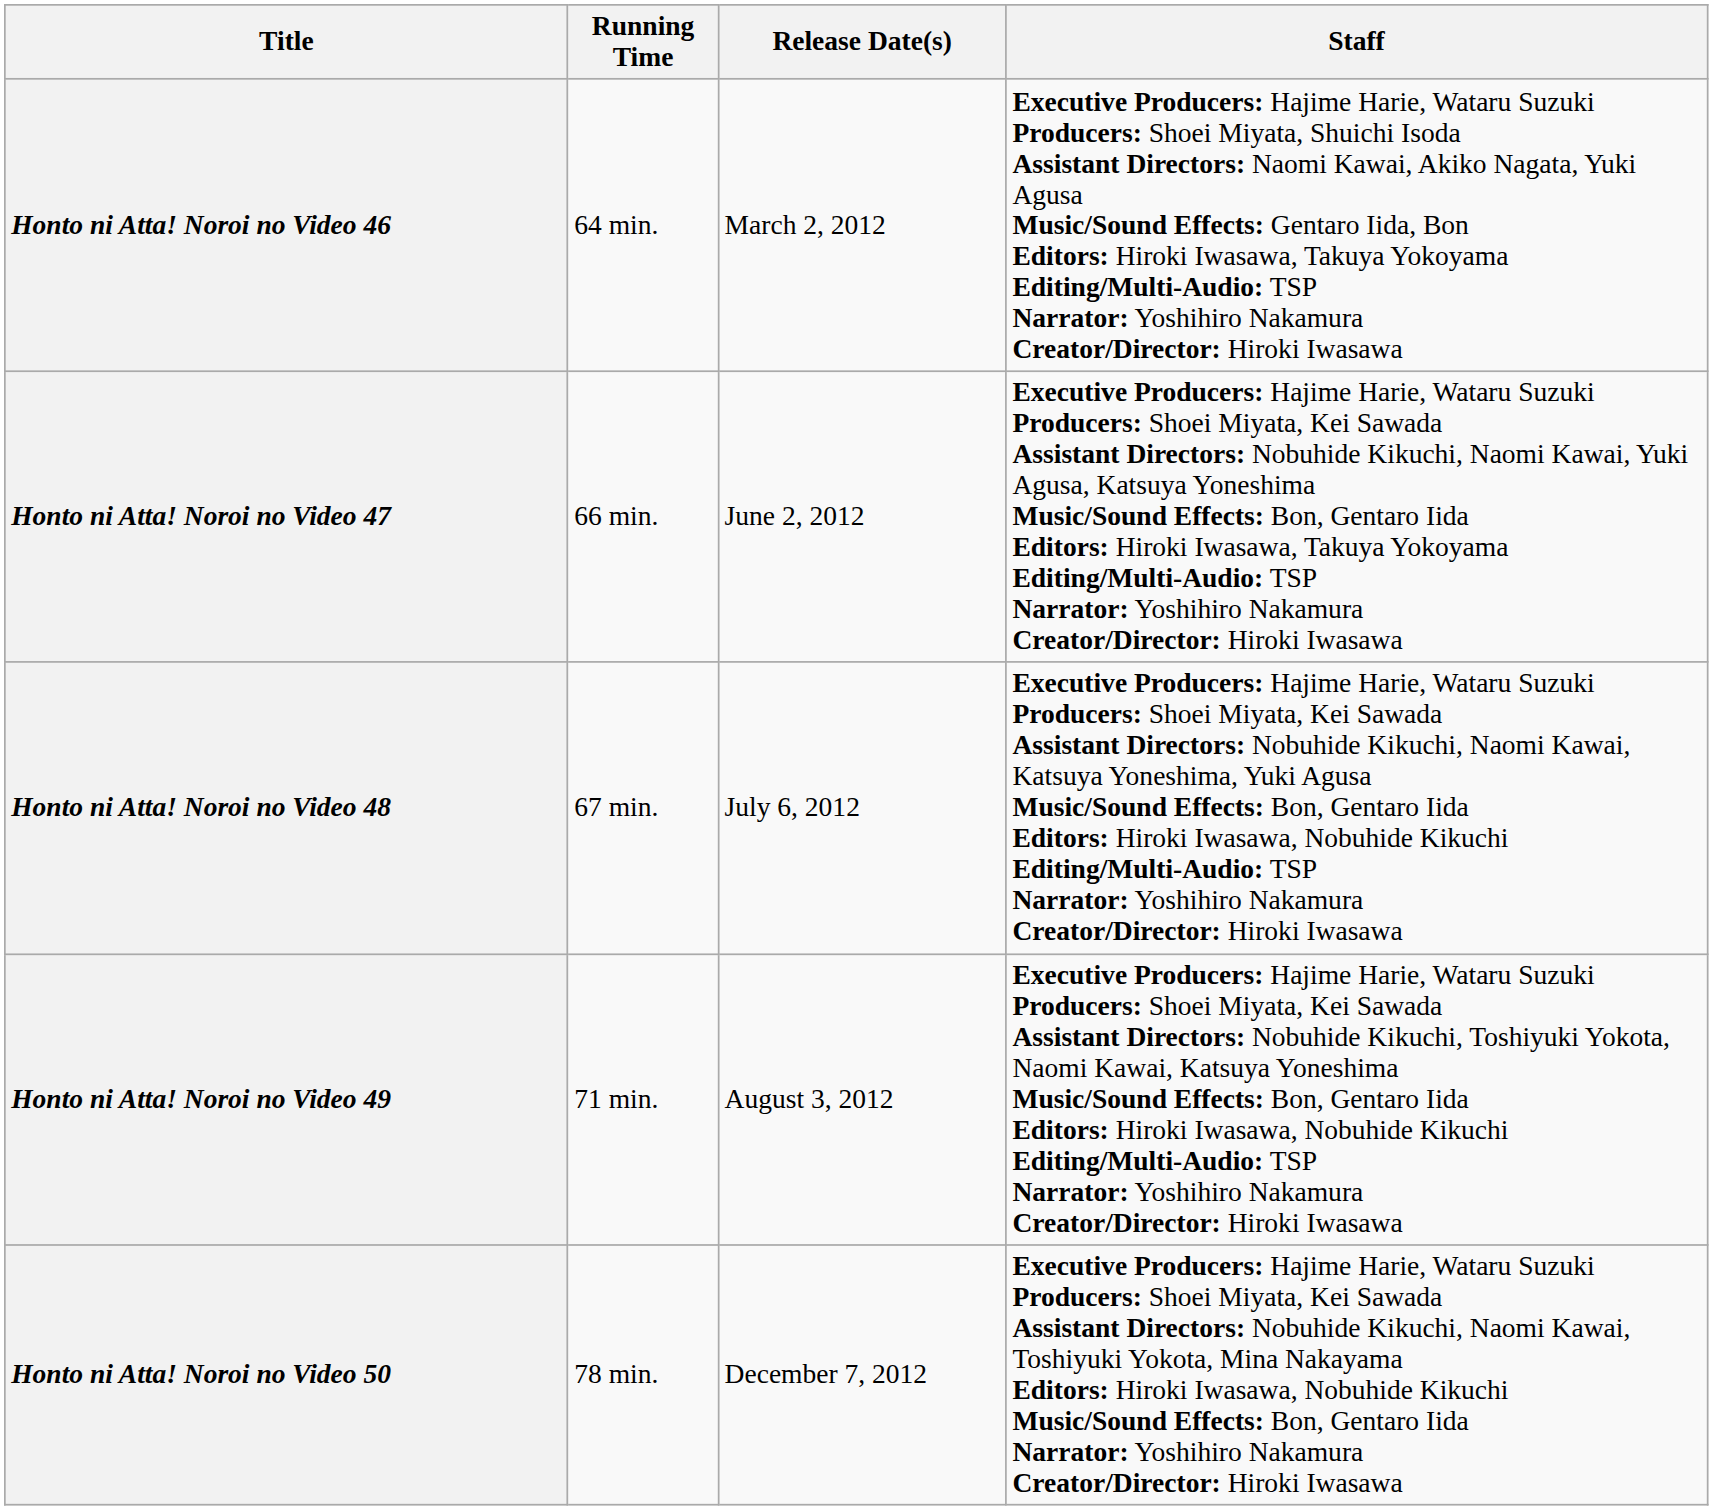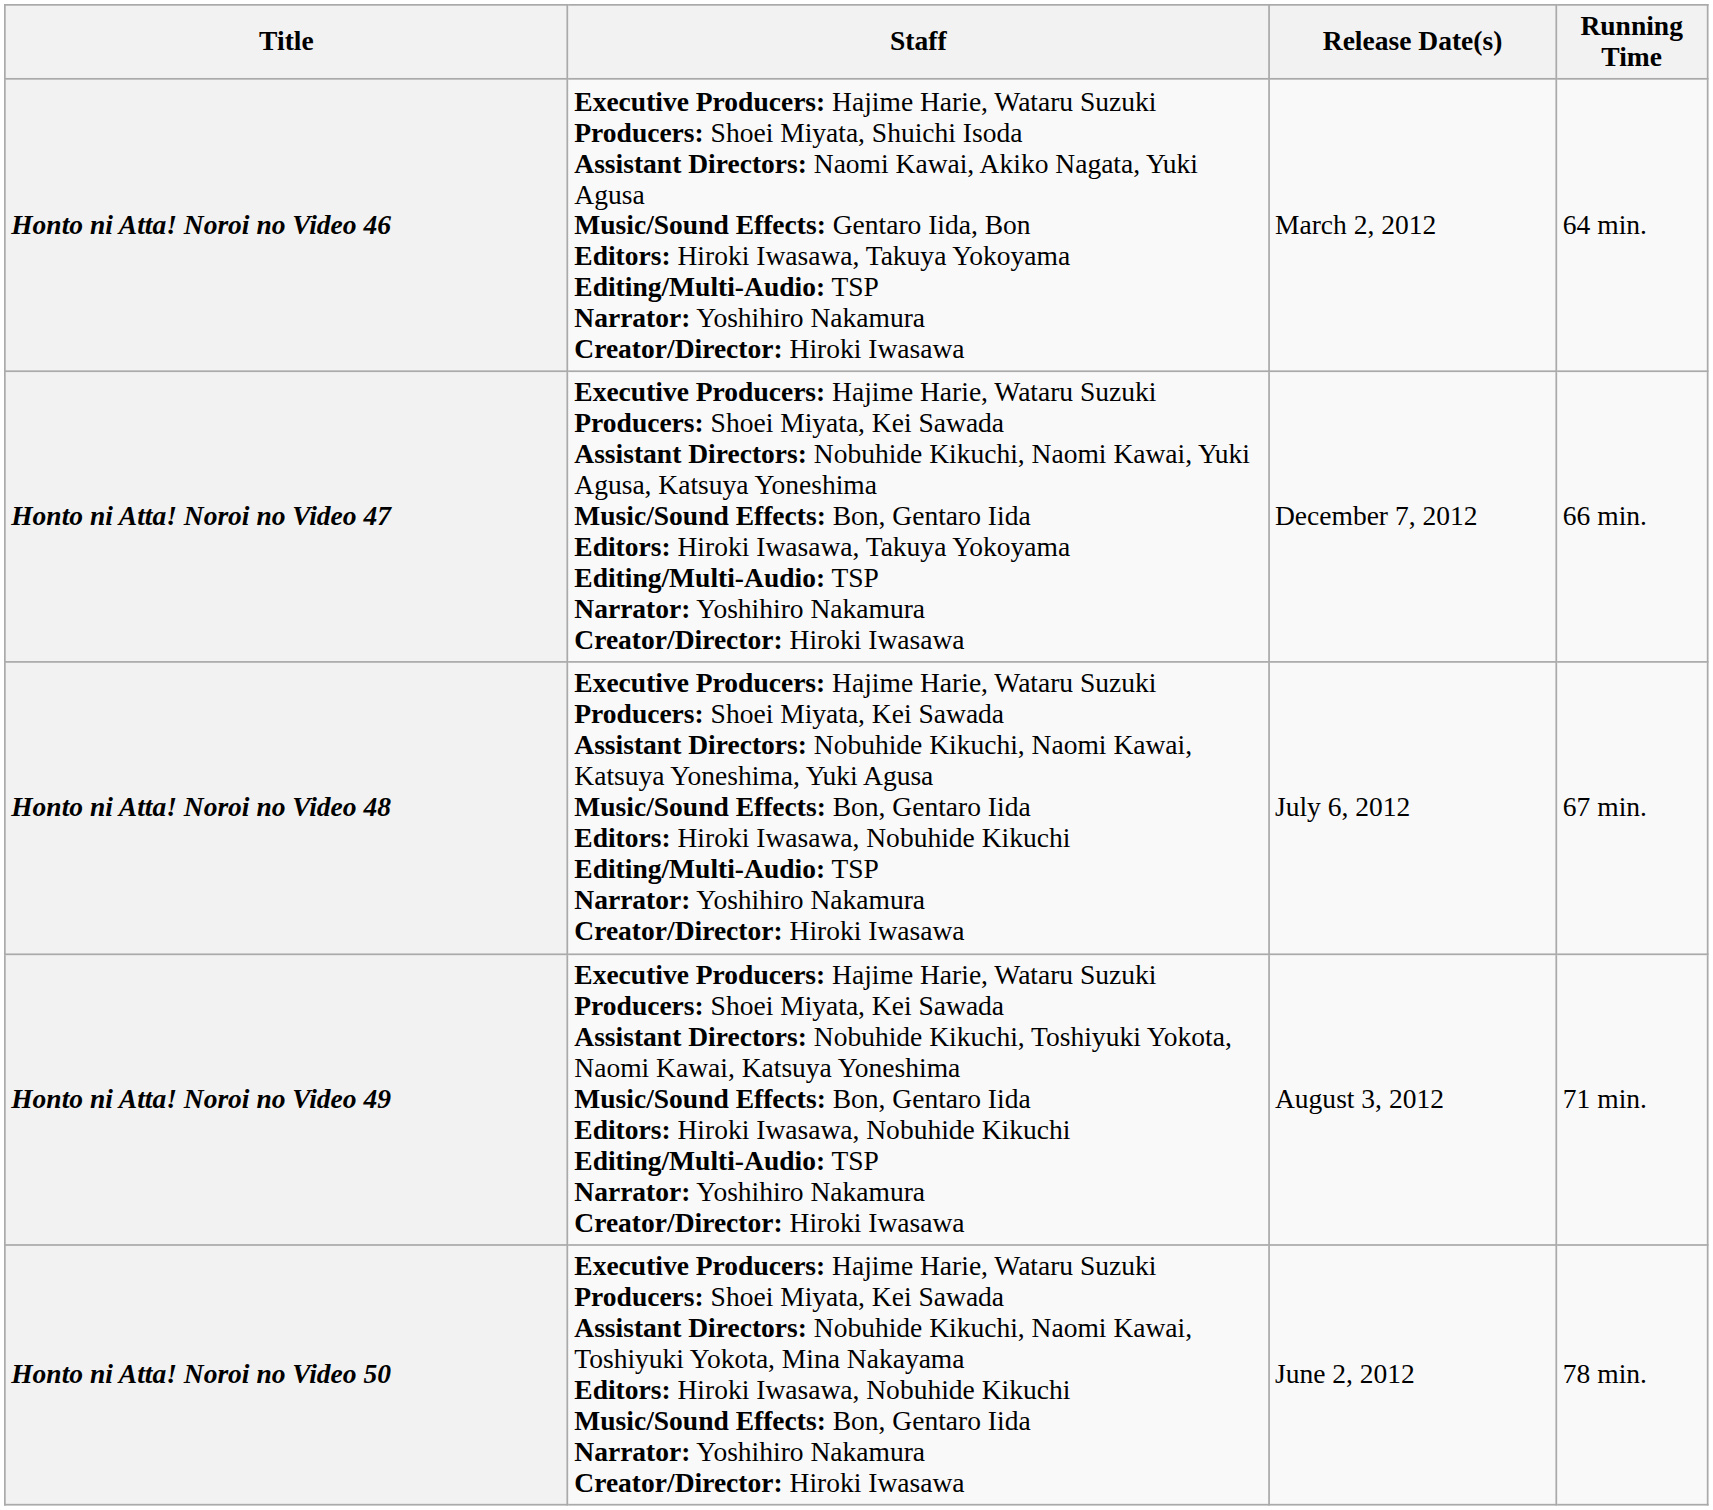columns swapped: (1356, 41) <-> (643, 41)
(795, 516) June 2, 2012 -> (1376, 516) December 7, 2012
(826, 1374) December 7, 2012 -> (1345, 1374) June 2, 2012
